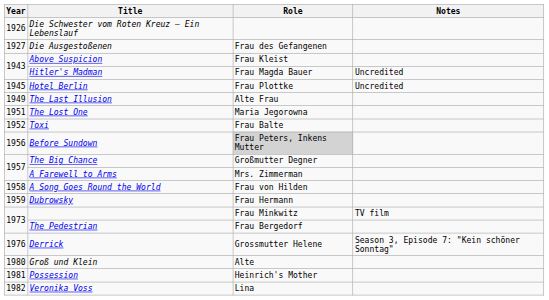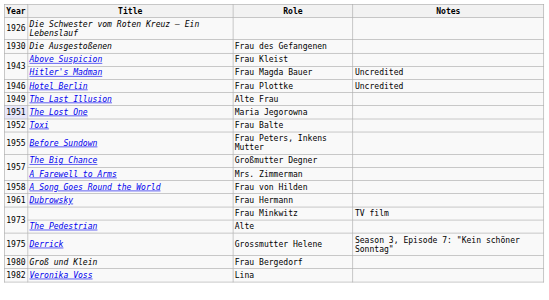(16, 46) 1927 -> (16, 46) 1930
(16, 86) 1945 -> (16, 86) 1946
(16, 112) no background -> (16, 112) lavender background
(16, 143) 1956 -> (16, 143) 1955
(281, 143) lightgrey background -> (281, 143) no background
(16, 200) 1959 -> (16, 200) 1961
(269, 227) Frau Bergedorf -> (244, 227) Alte
(16, 244) 1976 -> (16, 244) 1975
(244, 262) Alte -> (269, 262) Frau Bergedorf
- row: (54, 275)
